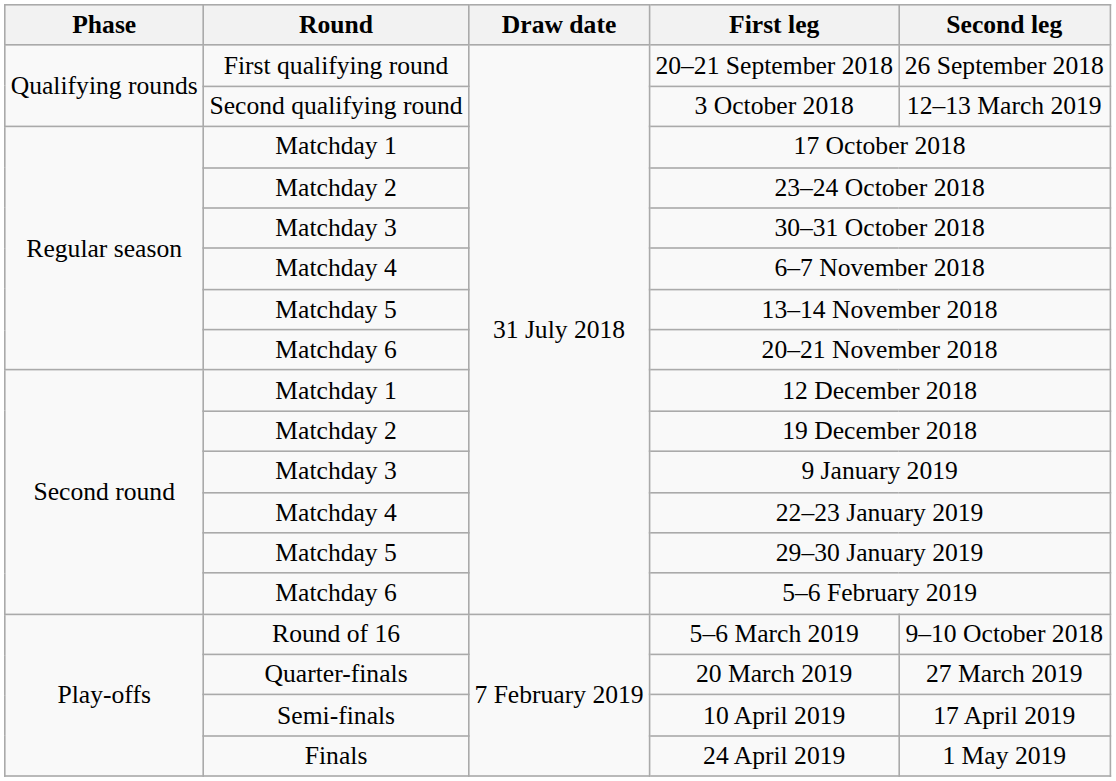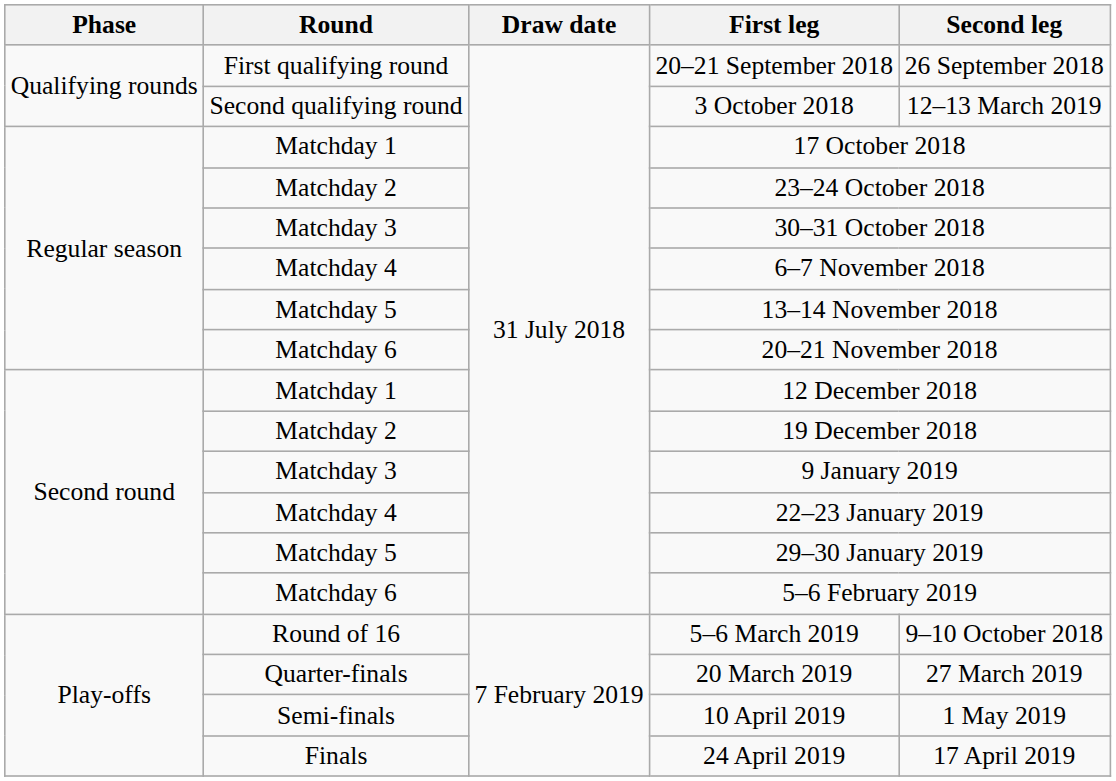(1004, 715) 17 April 2019 -> (1004, 715) 1 May 2019
(1004, 755) 1 May 2019 -> (1004, 755) 17 April 2019
